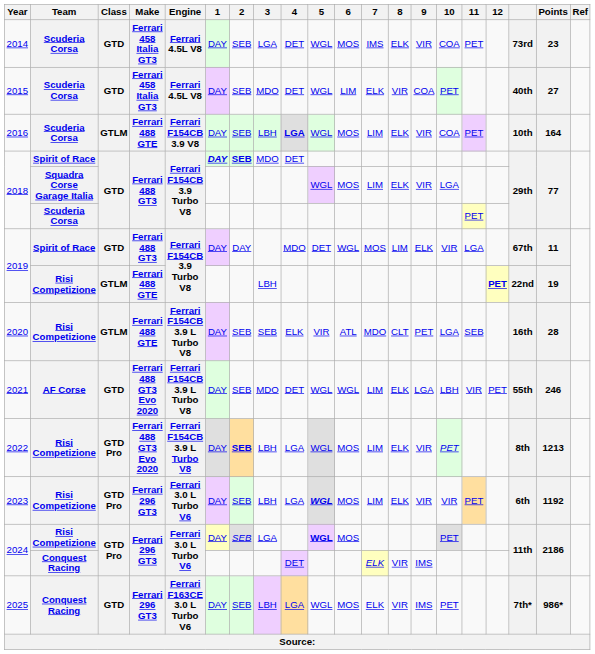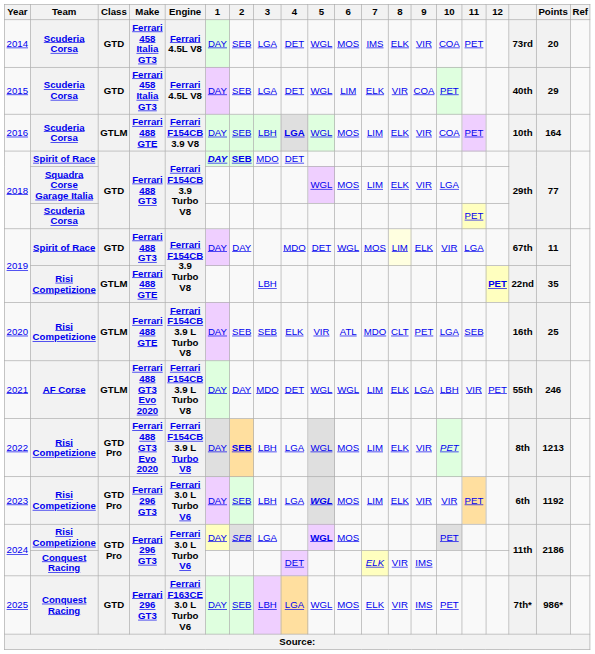(553, 44) 23 -> (553, 44) 20
(267, 91) MDO -> (267, 91) LGA
(553, 91) 27 -> (553, 91) 29
(400, 248) no background -> (400, 248) lightyellow background
(553, 284) 19 -> (553, 284) 35
(553, 332) 28 -> (553, 332) 25
(114, 390) GTD -> (114, 390) GTLM
(242, 390) SEB -> (242, 390) DAY
